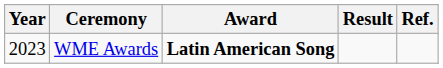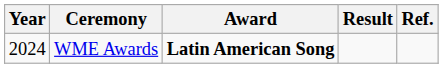(27, 48) 2023 -> (27, 48) 2024
